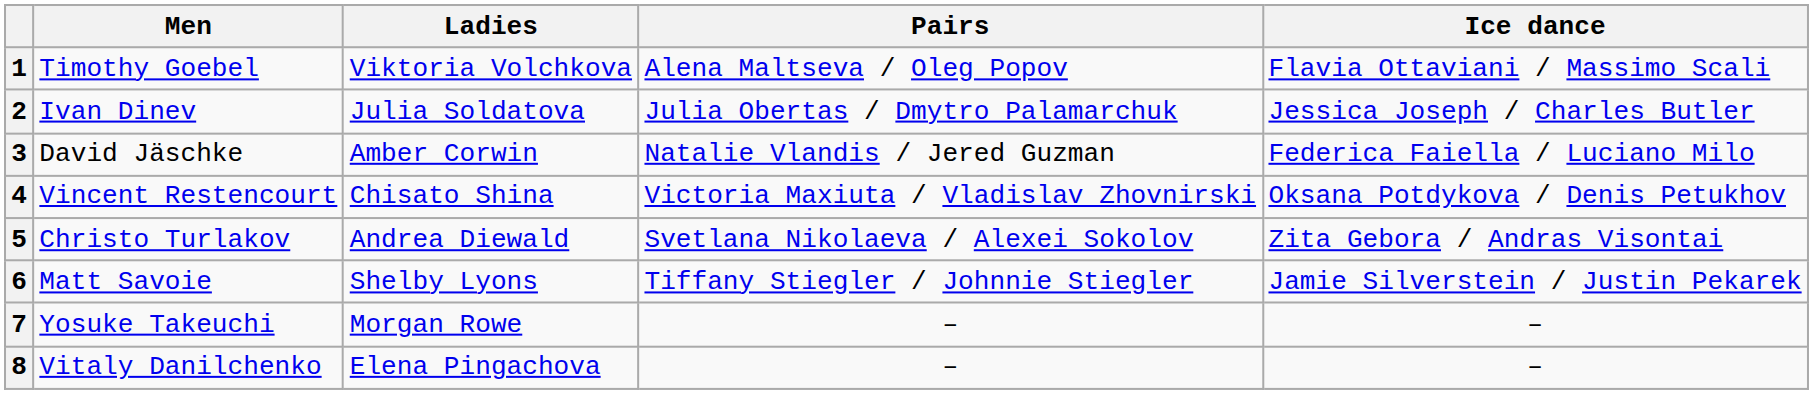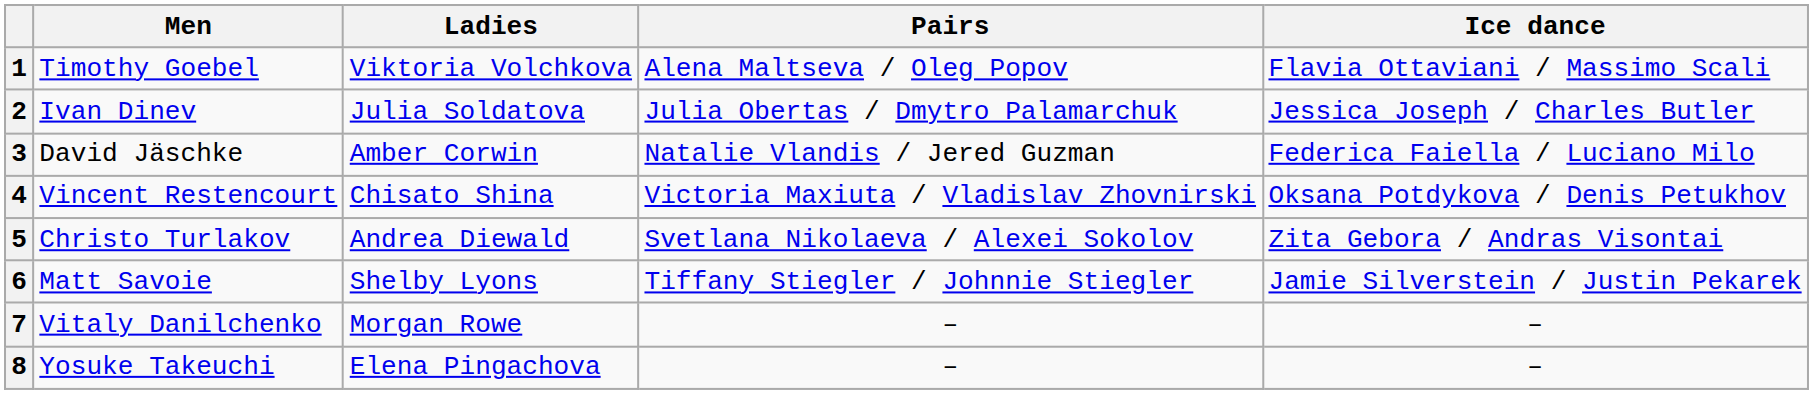(157, 324) Yosuke Takeuchi -> (181, 324) Vitaly Danilchenko
(181, 367) Vitaly Danilchenko -> (157, 367) Yosuke Takeuchi
